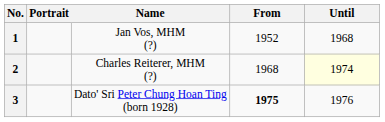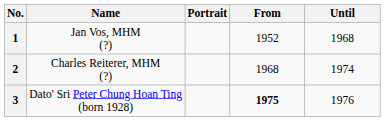columns swapped: (49, 13) <-> (150, 13)
(342, 69) lightyellow background -> (342, 69) no background
